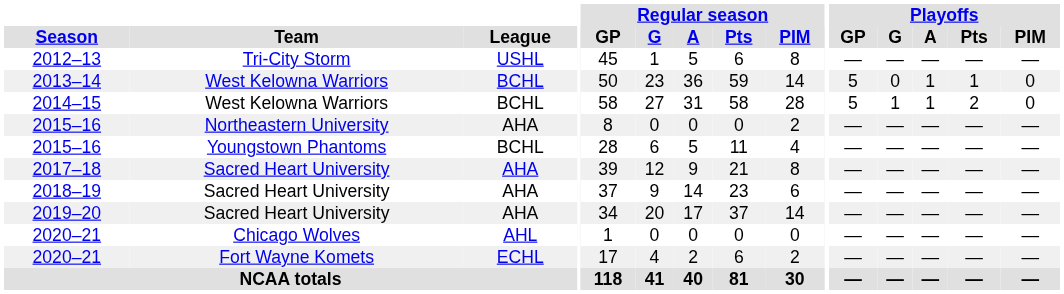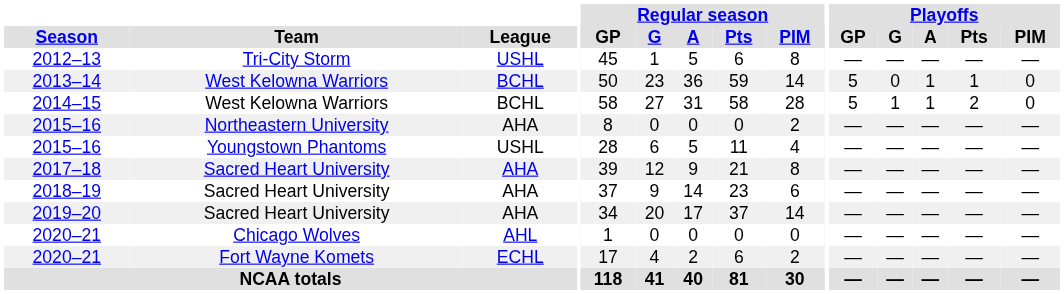(520, 146) BCHL -> (520, 146) USHL
